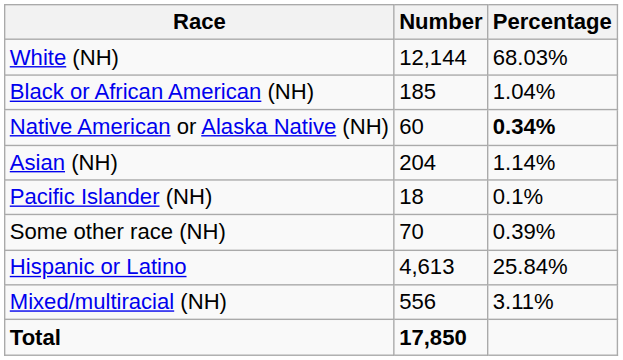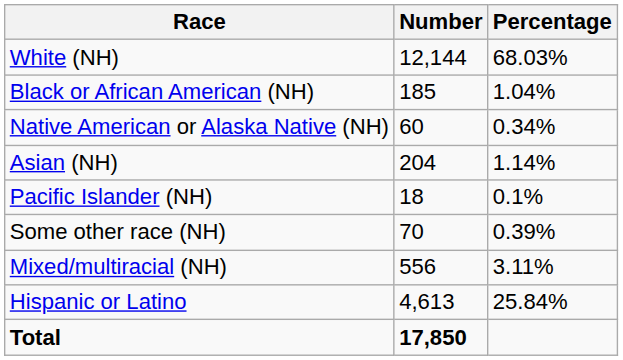(524, 127) bold -> (524, 127) normal
rows swapped: (118, 302) <-> (98, 267)
